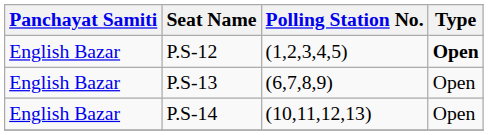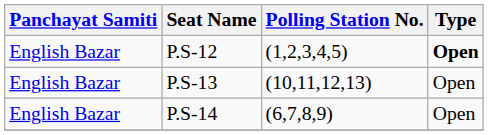(299, 82) (6,7,8,9) -> (319, 82) (10,11,12,13)
(319, 113) (10,11,12,13) -> (299, 113) (6,7,8,9)
